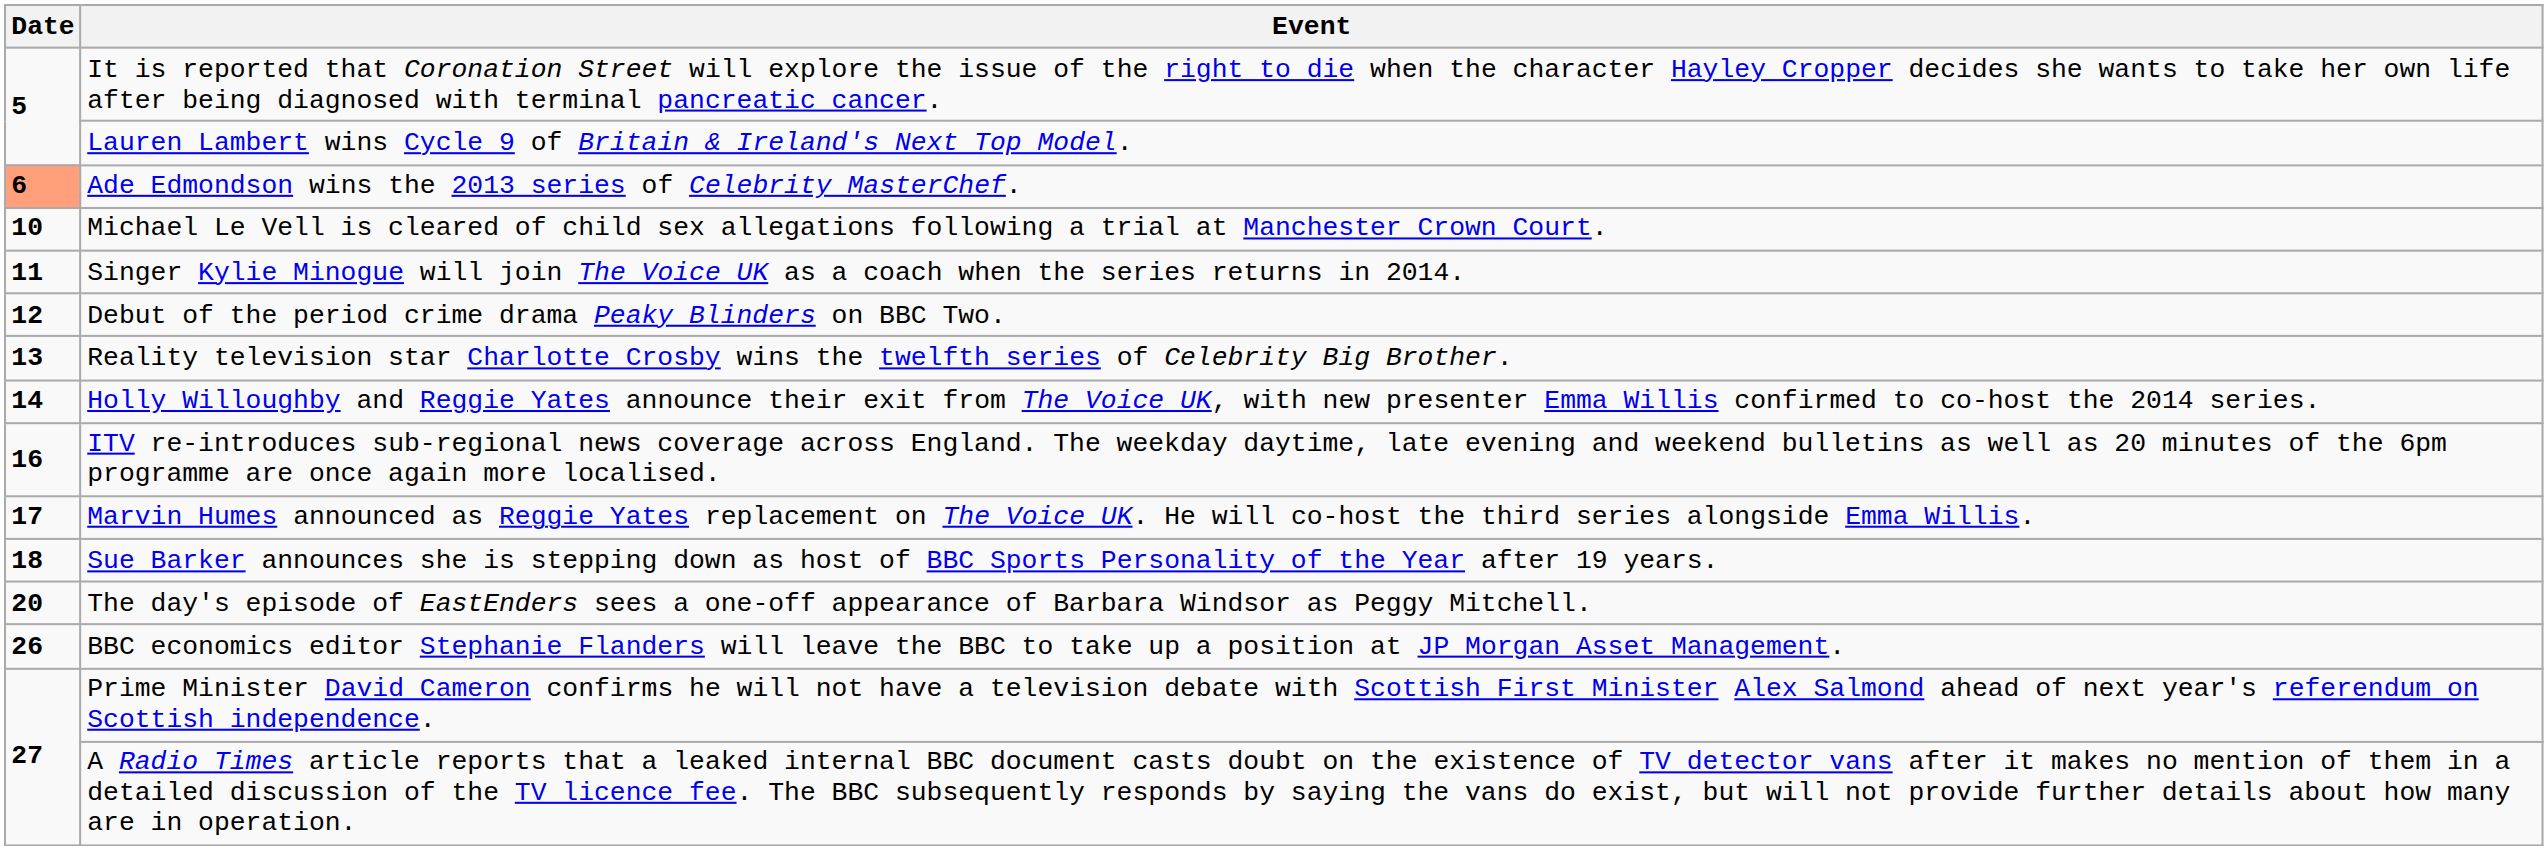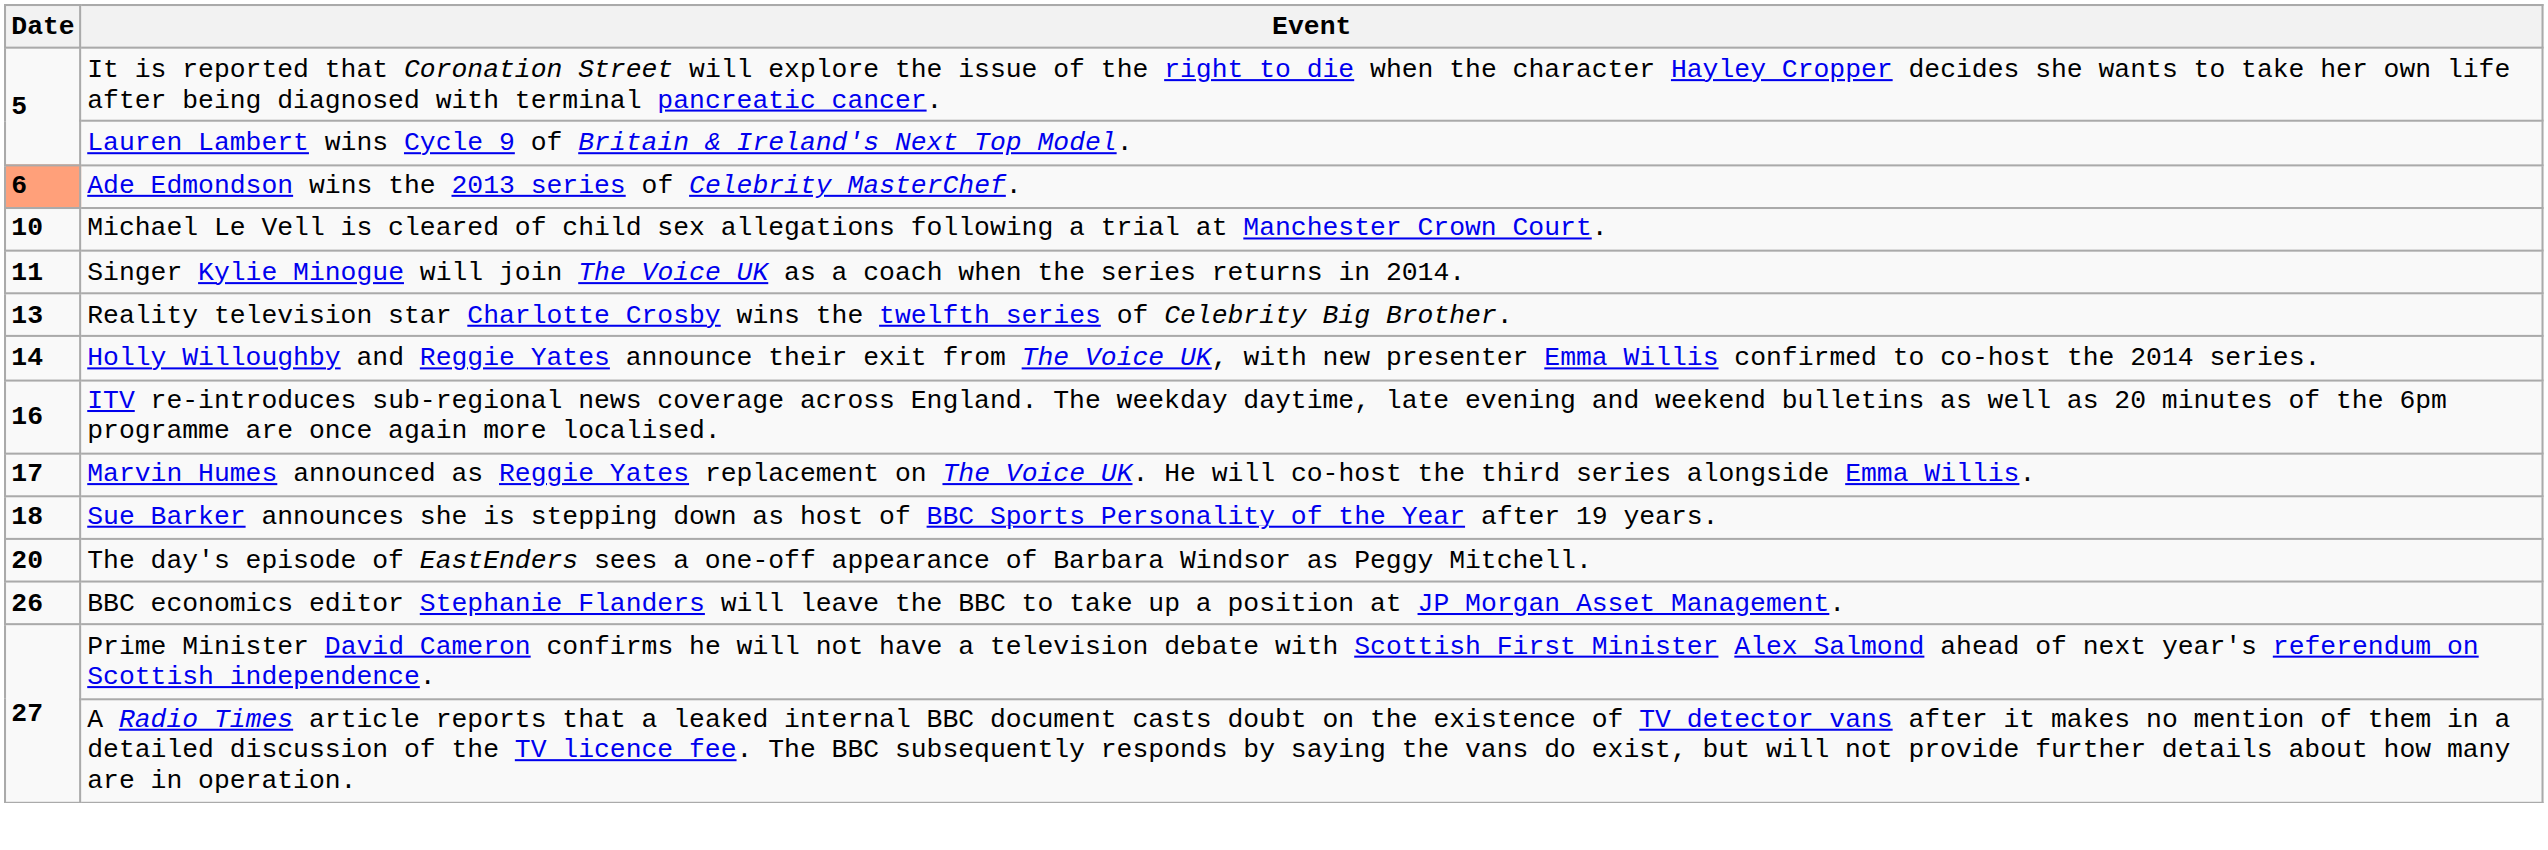- row: (547, 315)
